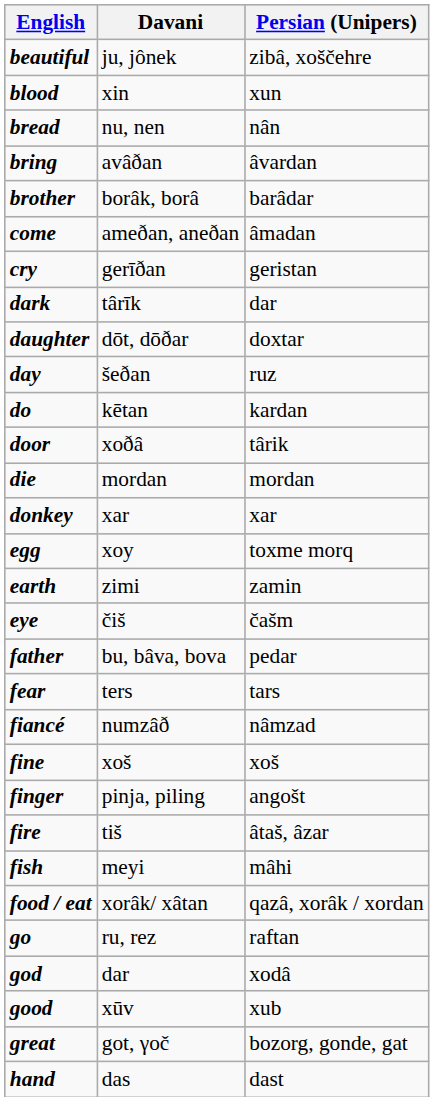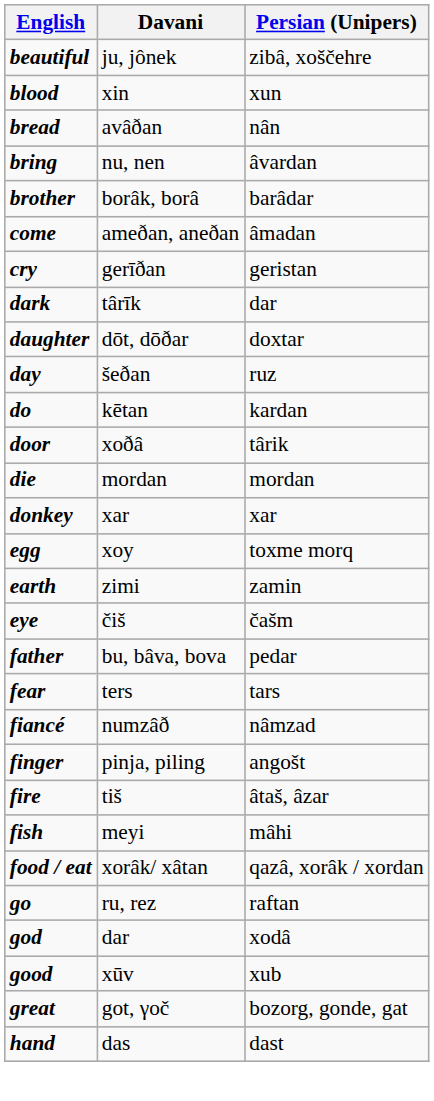(133, 127) nu, nen -> (132, 127) avâðan
(132, 162) avâðan -> (133, 162) nu, nen
- row: (27, 761)
